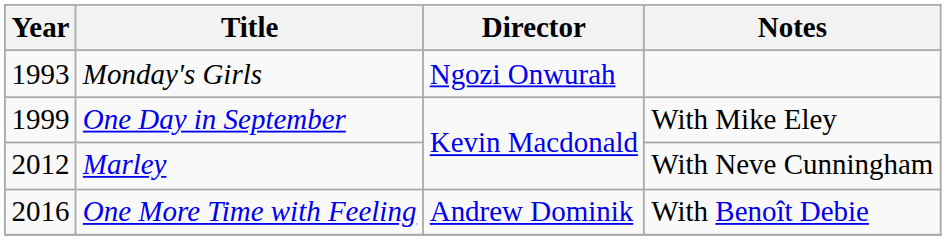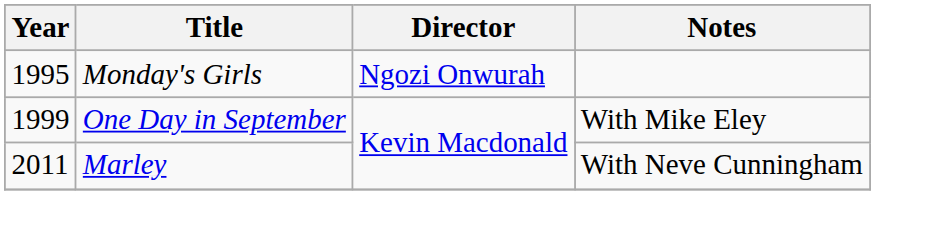(41, 73) 1993 -> (41, 73) 1995
(41, 165) 2012 -> (40, 165) 2011
- row: (250, 211)
